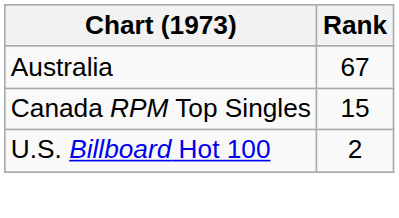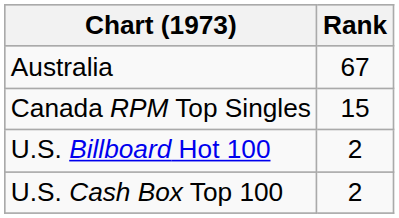+ row: (147, 191)
